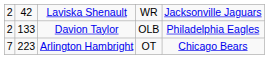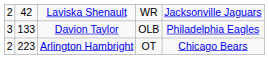(10, 29) 2 -> (10, 29) 3
(10, 46) 7 -> (10, 46) 2
